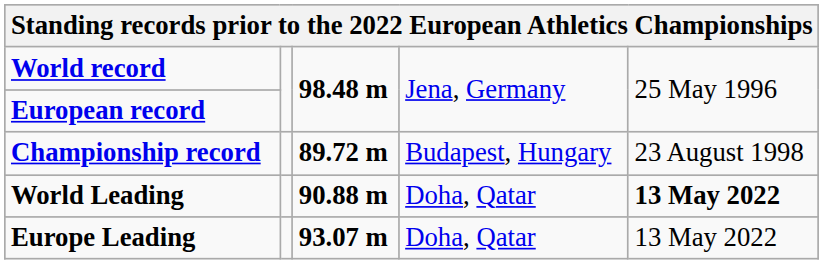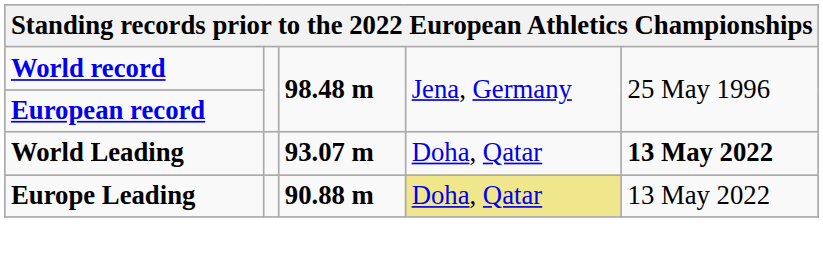- row: (136, 152)
(343, 195) 90.88 m -> (329, 152) 93.07 m
(343, 237) 93.07 m -> (329, 195) 90.88 m
(470, 237) no background -> (477, 195) khaki background
